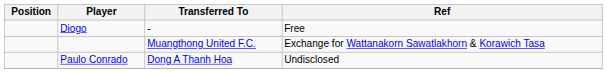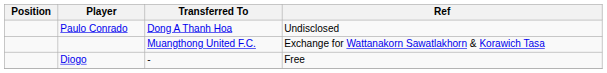rows swapped: (73, 28) <-> (94, 60)
